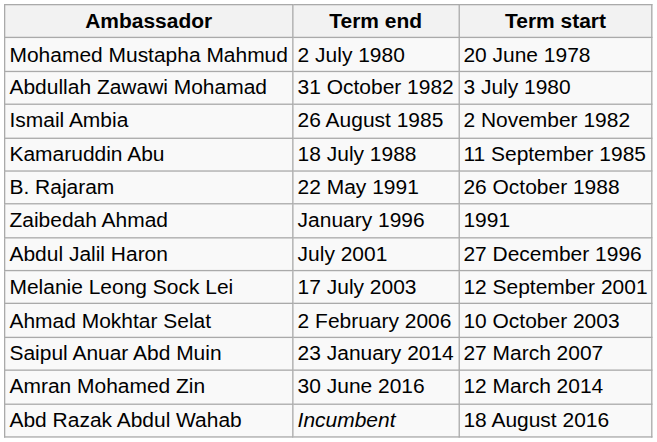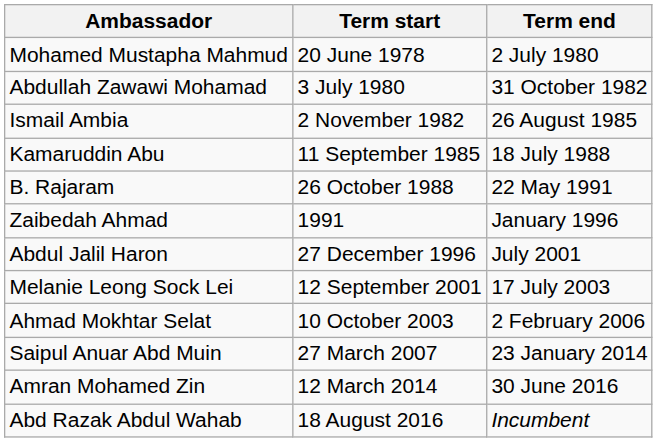columns swapped: (555, 21) <-> (376, 21)
